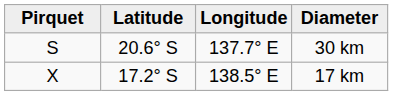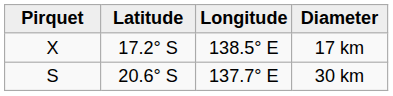rows swapped: (339, 47) <-> (339, 76)
